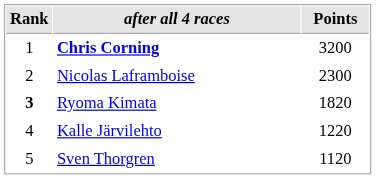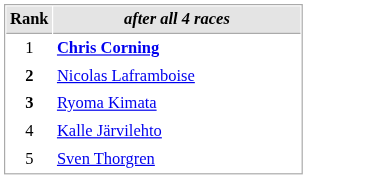- column: (335, 19)
(29, 75) normal -> (29, 75) bold
